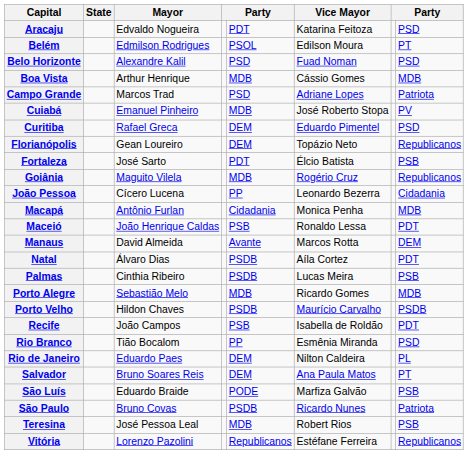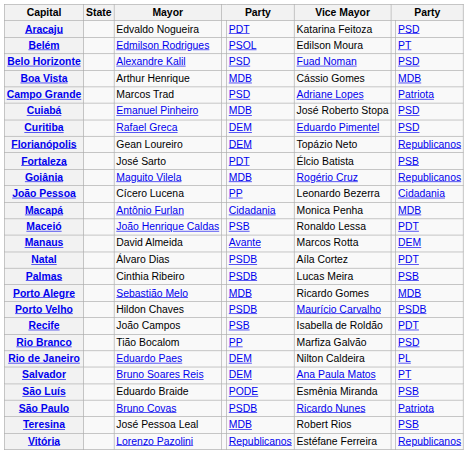(405, 111) PV -> (409, 111) PSD
(337, 342) Esmênia Miranda -> (332, 342) Marfiza Galvão
(332, 392) Marfiza Galvão -> (337, 392) Esmênia Miranda
